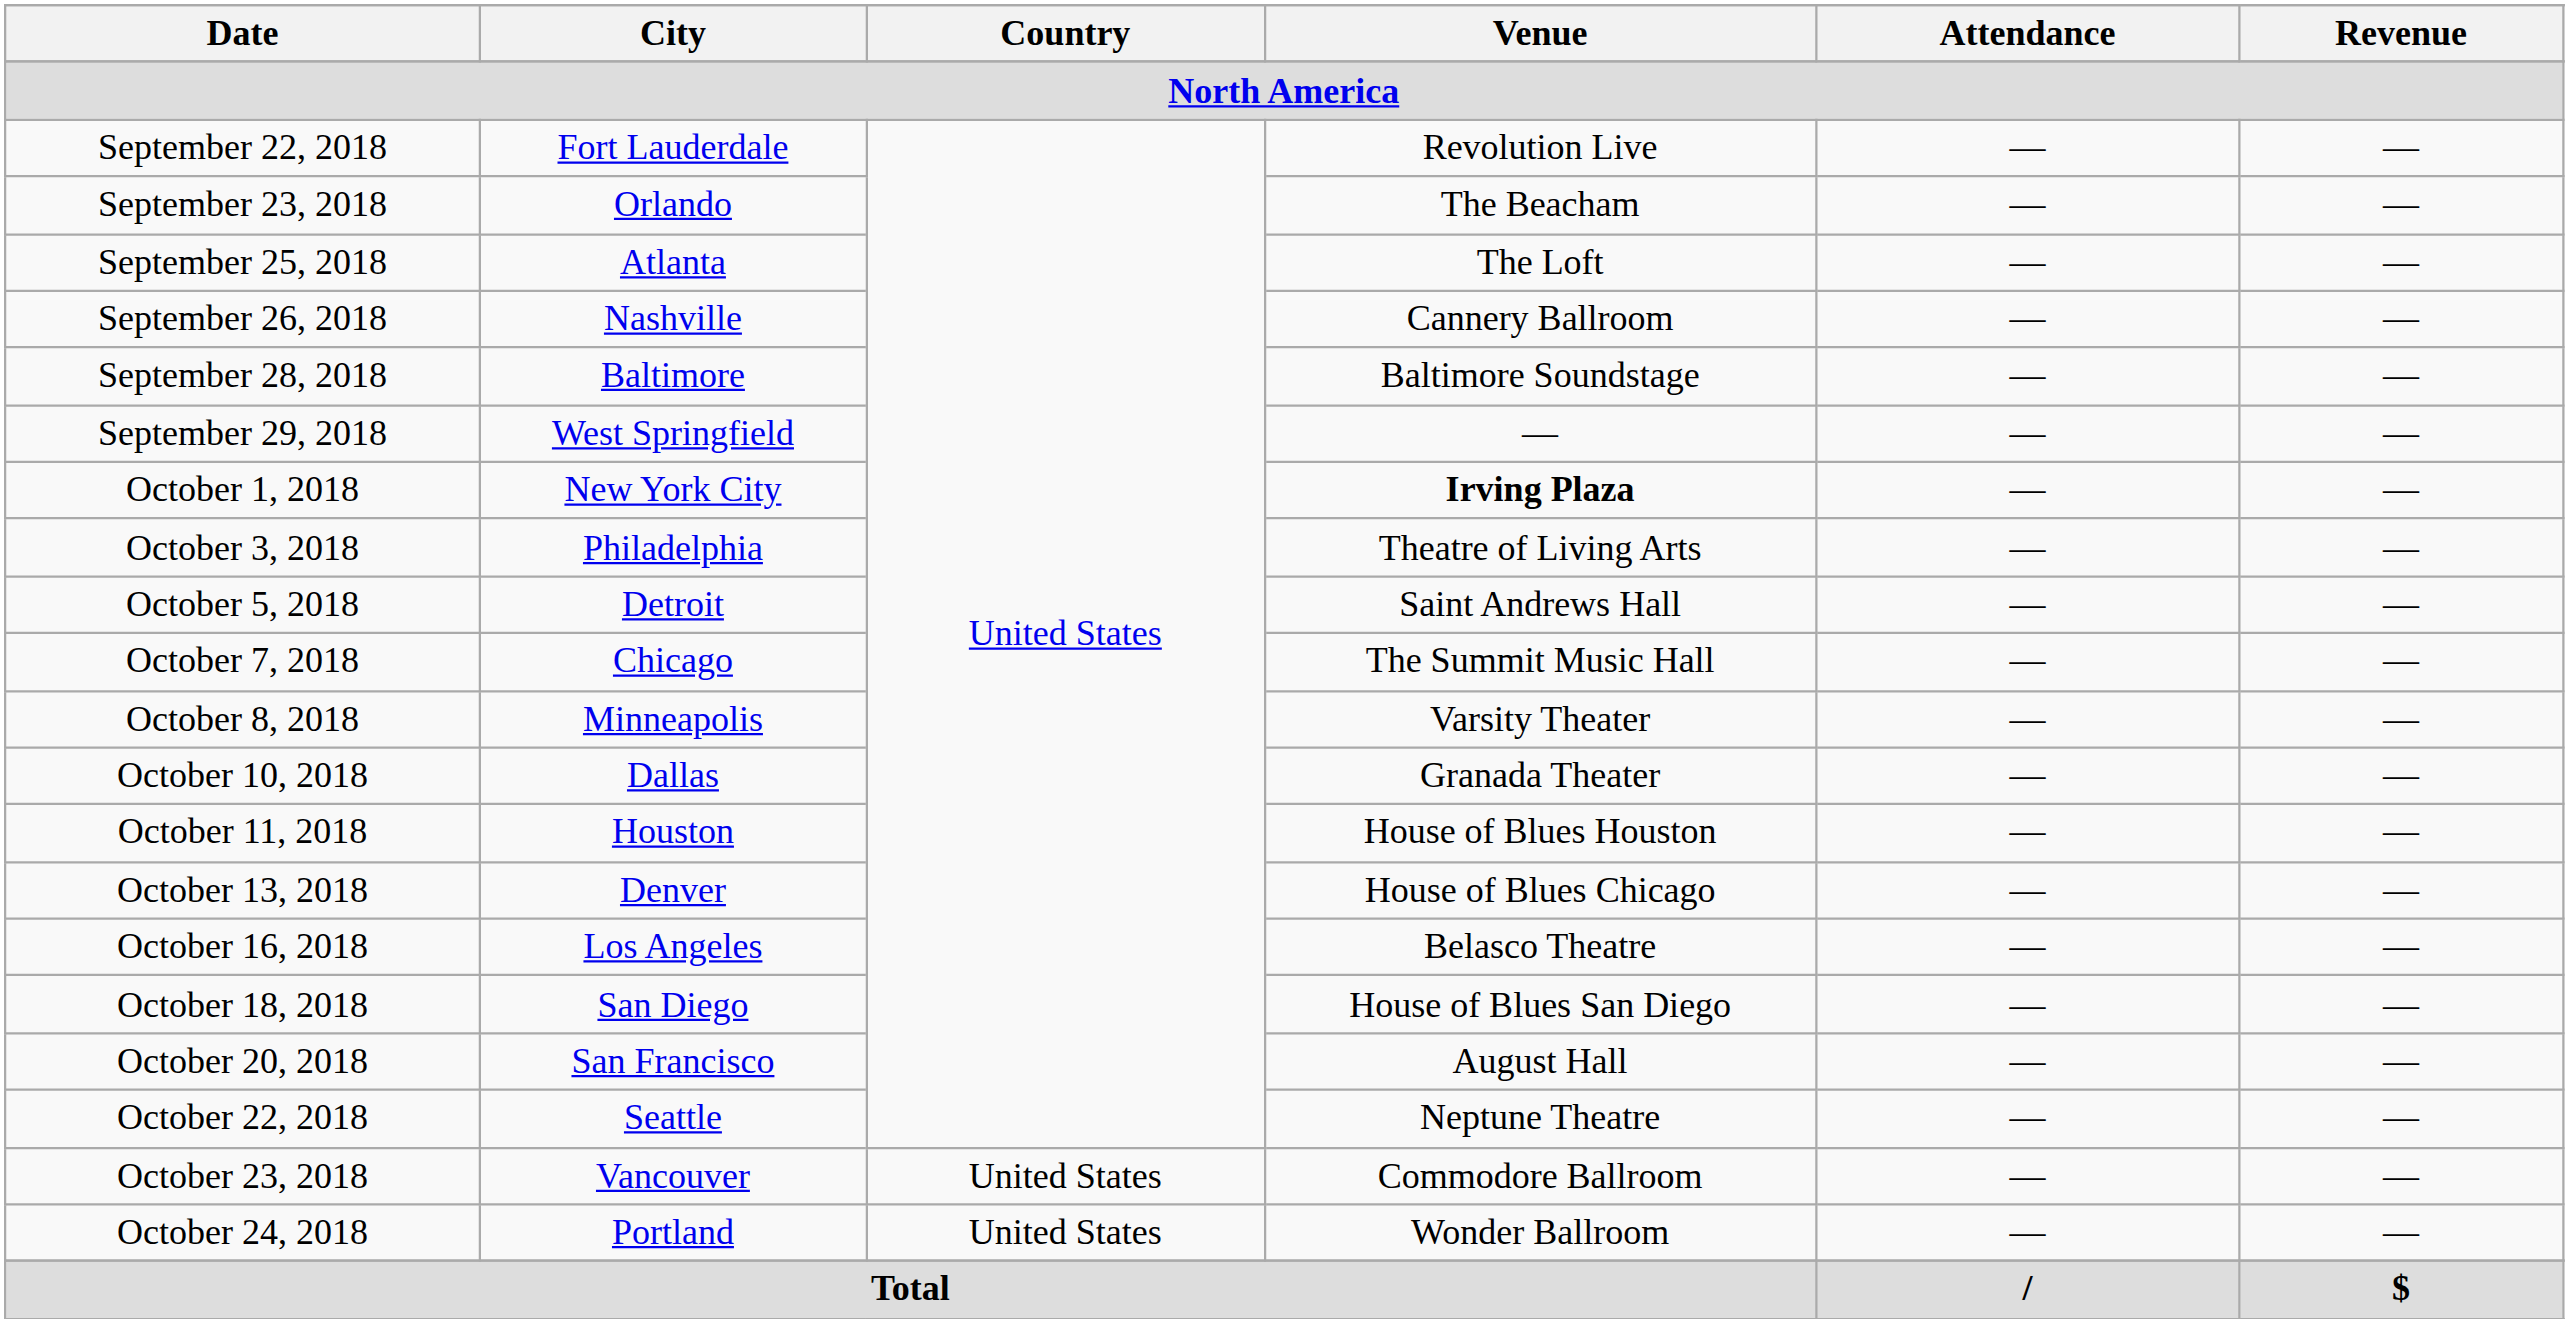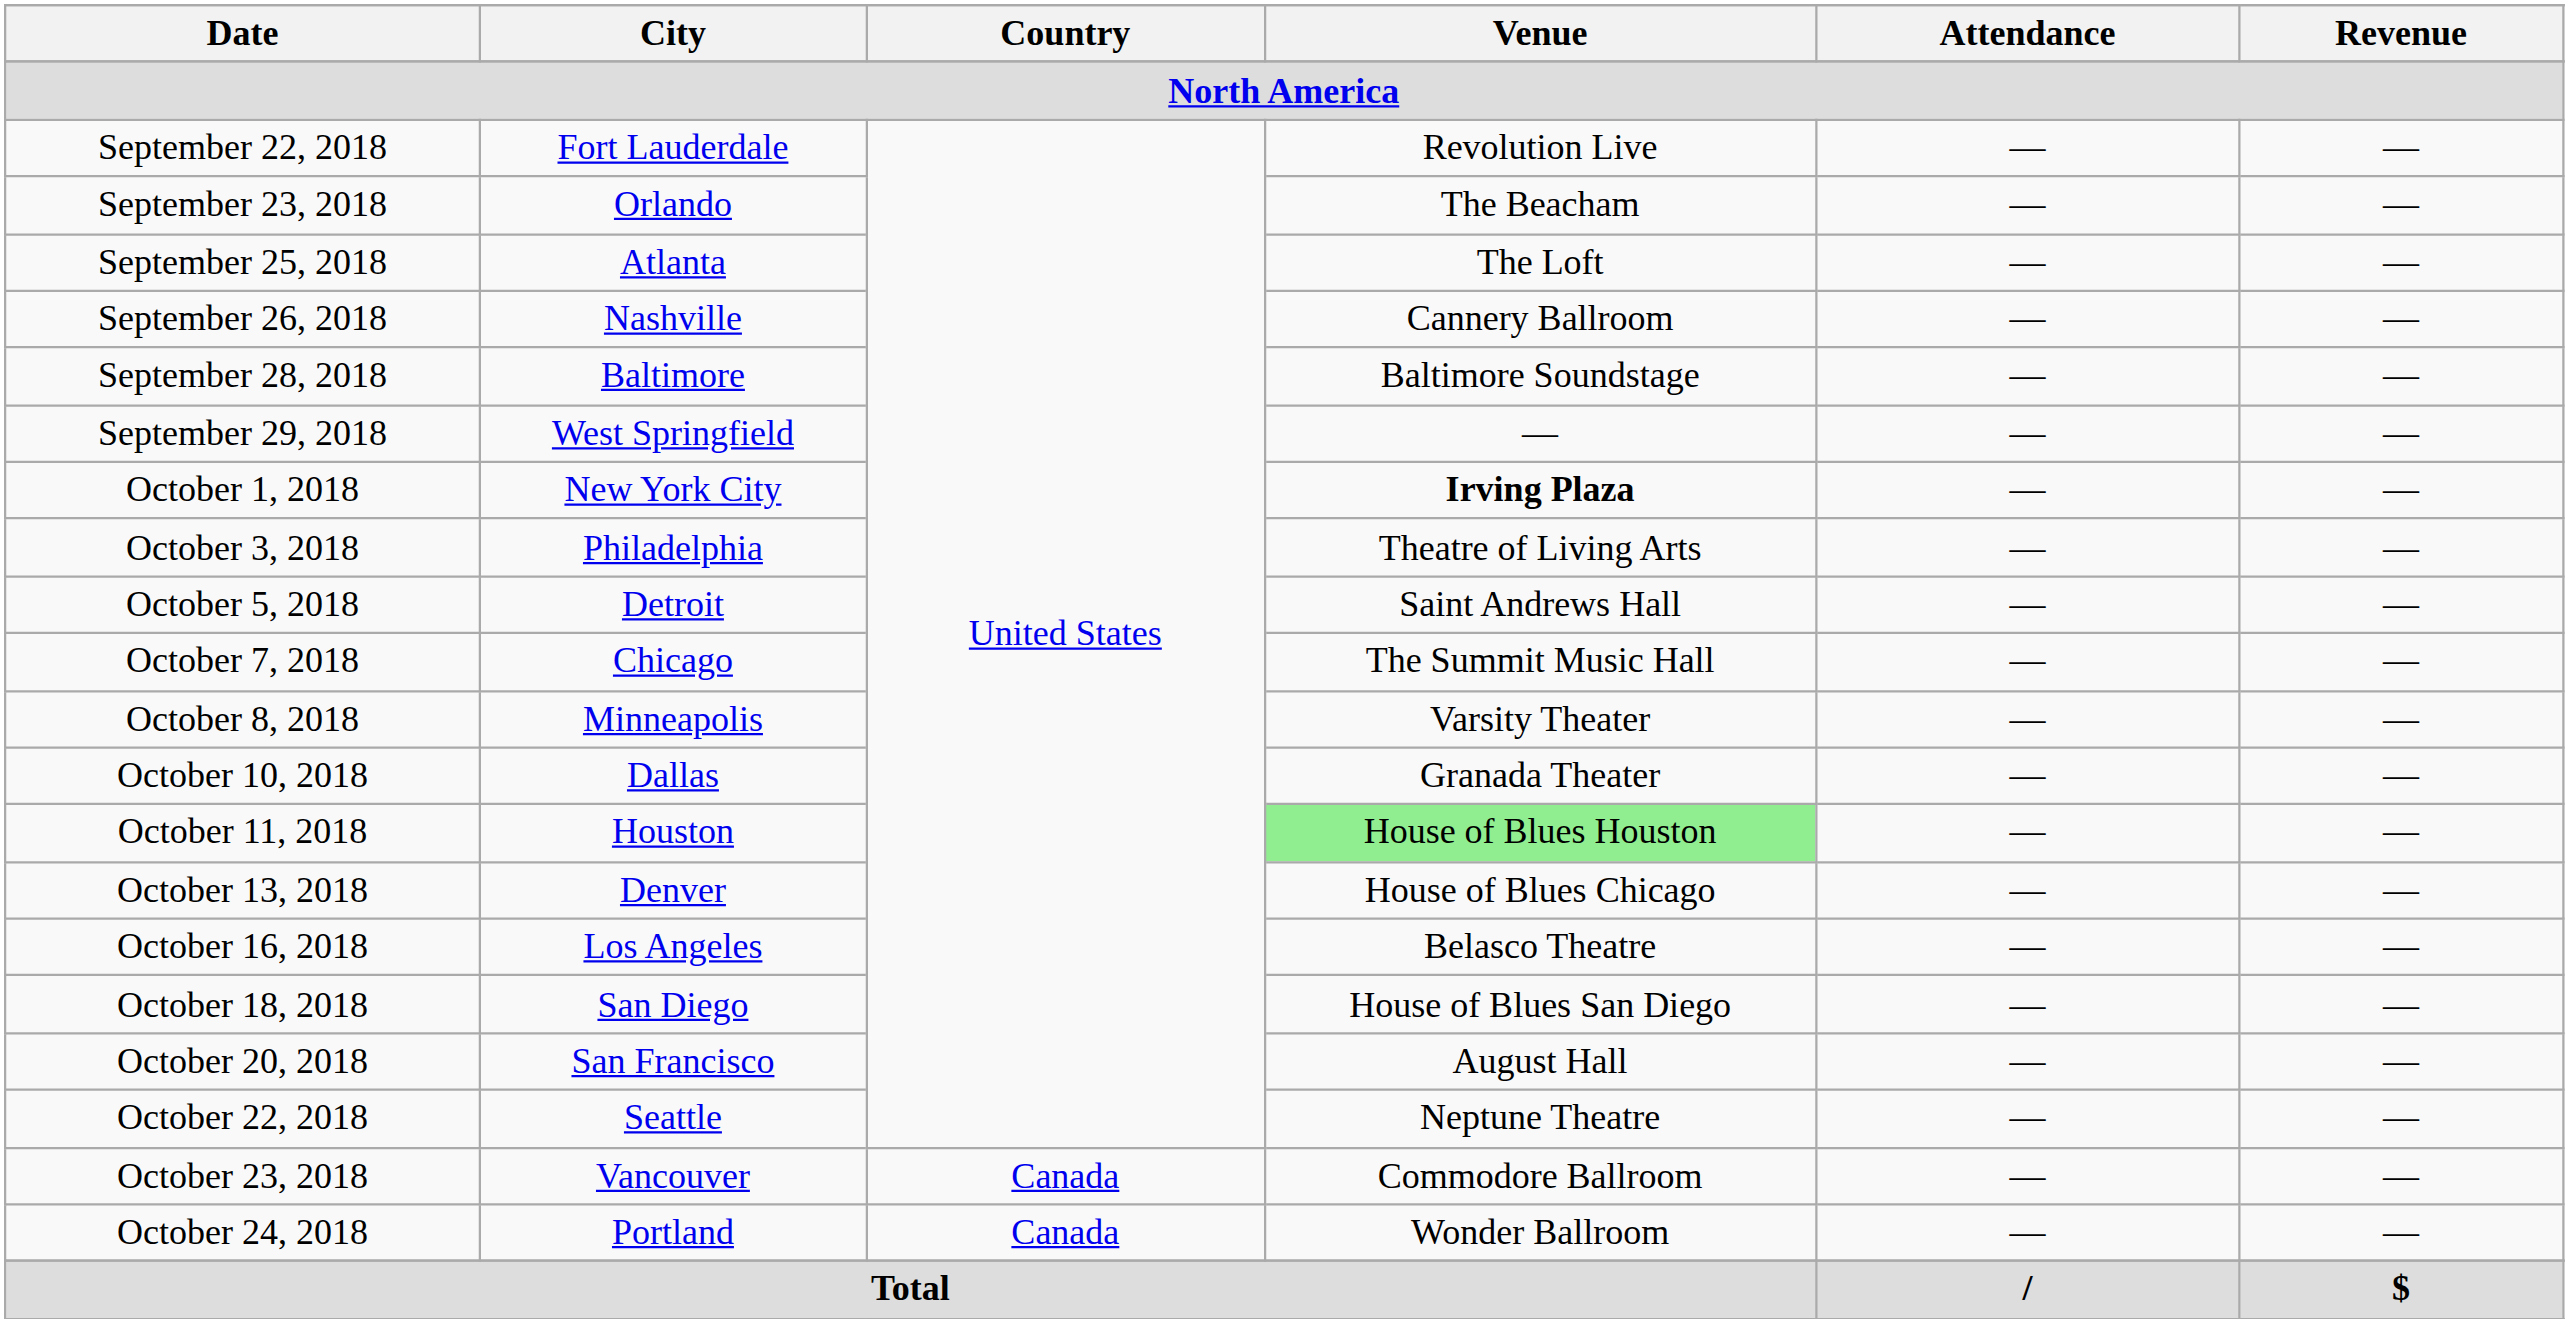(1540, 832) no background -> (1540, 832) lightgreen background
(1065, 1174) United States -> (1065, 1174) Canada
(1065, 1232) United States -> (1065, 1232) Canada
